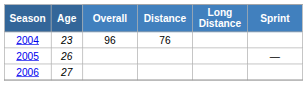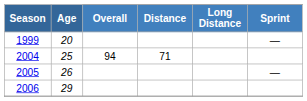+ row: (28, 40)
(67, 40) 23 -> (67, 56) 25
(110, 40) 96 -> (110, 56) 94
(165, 40) 76 -> (165, 56) 71
(67, 72) 27 -> (67, 88) 29
